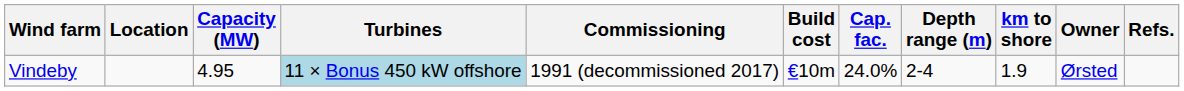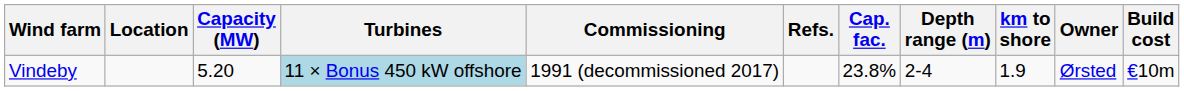columns swapped: (811, 30) <-> (1151, 30)
(216, 70) 4.95 -> (216, 70) 5.20
(870, 70) 24.0% -> (869, 70) 23.8%
